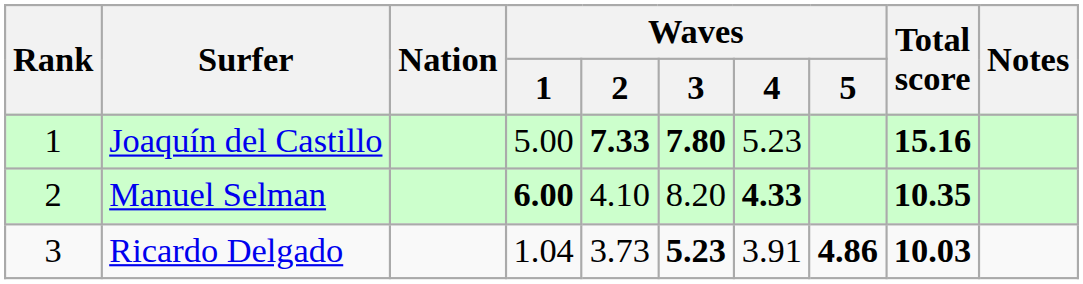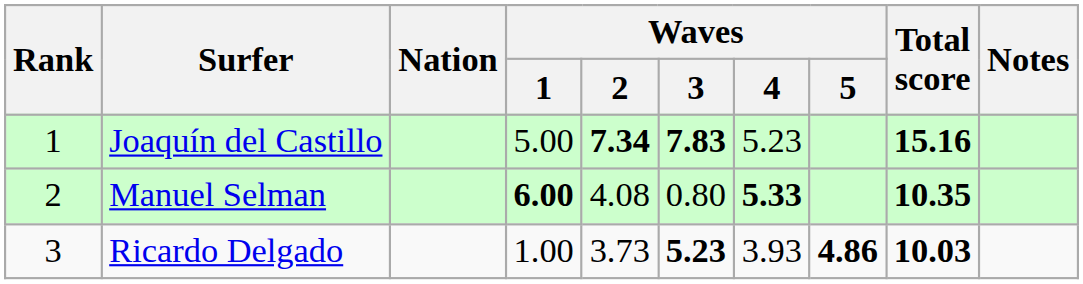(620, 140) 7.33 -> (620, 140) 7.34
(696, 140) 7.80 -> (696, 140) 7.83
(620, 195) 4.10 -> (620, 195) 4.08
(696, 195) 8.20 -> (696, 195) 0.80
(772, 195) 4.33 -> (772, 195) 5.33
(544, 250) 1.04 -> (544, 250) 1.00
(772, 250) 3.91 -> (772, 250) 3.93
